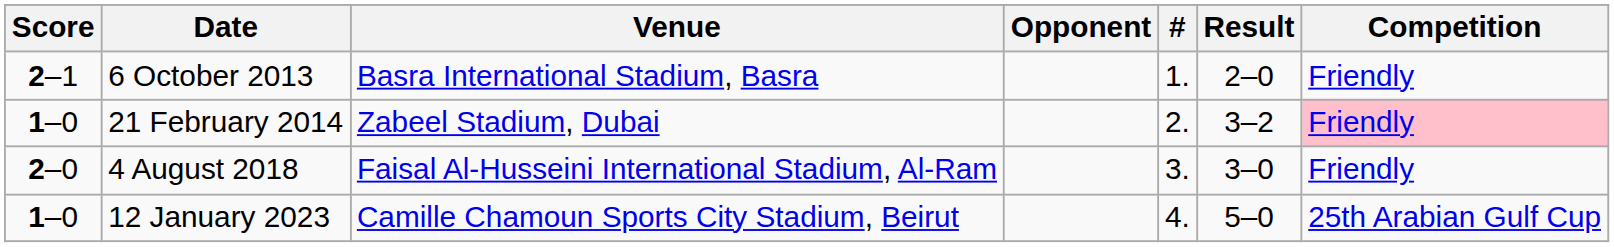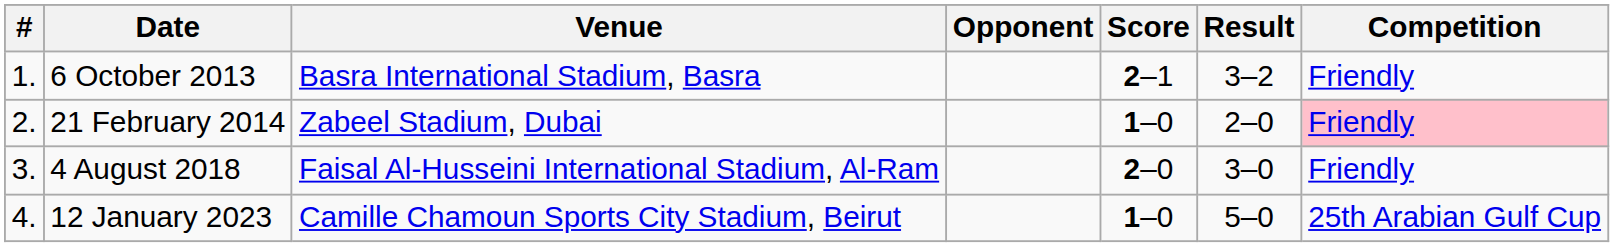columns swapped: (1177, 28) <-> (53, 28)
(1249, 75) 2–0 -> (1249, 75) 3–2
(1249, 122) 3–2 -> (1249, 122) 2–0
